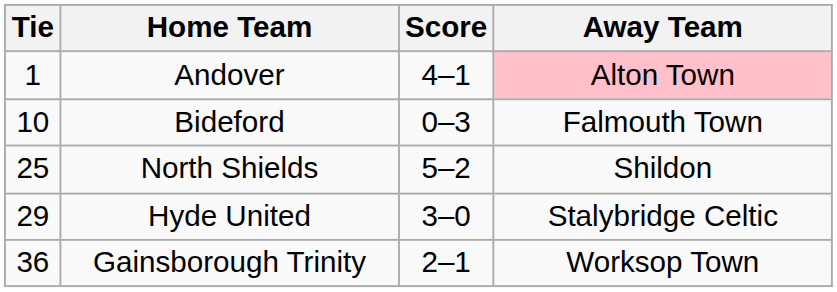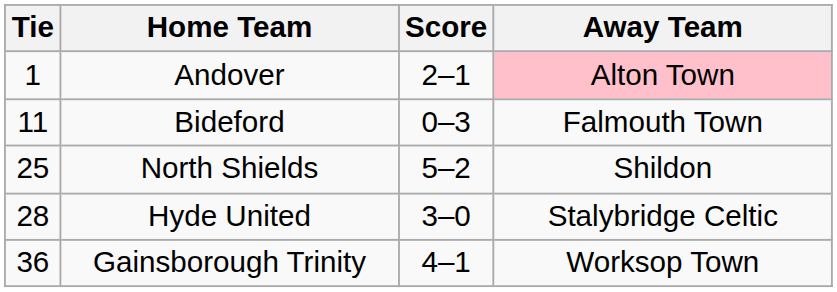(446, 74) 4–1 -> (446, 74) 2–1
(33, 121) 10 -> (33, 121) 11
(33, 215) 29 -> (33, 215) 28
(446, 262) 2–1 -> (446, 262) 4–1
